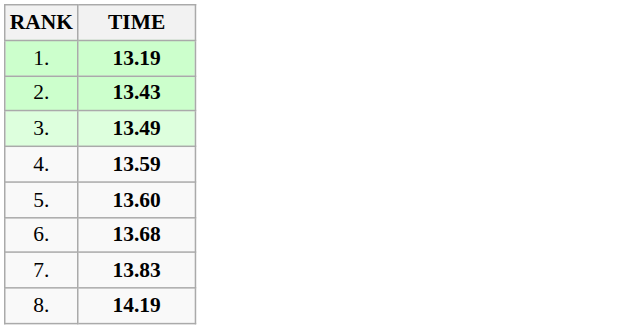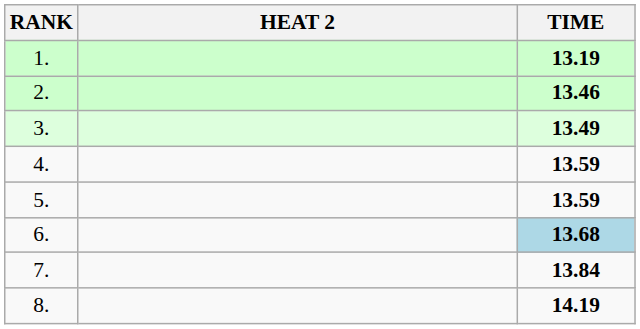+ column: (298, 22)
(137, 93) 13.43 -> (576, 93) 13.46
(137, 199) 13.60 -> (576, 199) 13.59
(137, 234) no background -> (576, 234) lightblue background
(137, 270) 13.83 -> (576, 270) 13.84
